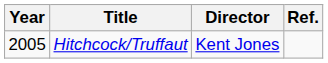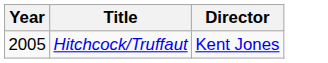- column: (303, 17)
